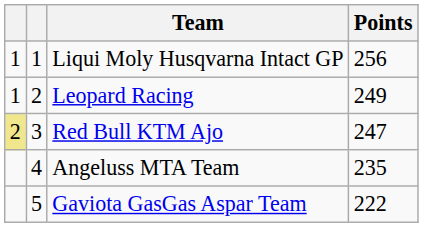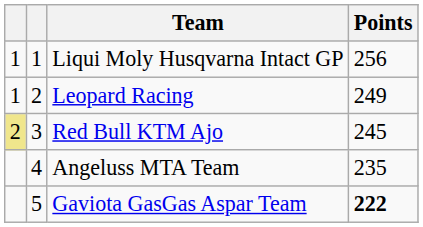(370, 131) 247 -> (370, 131) 245
(370, 204) normal -> (370, 204) bold
